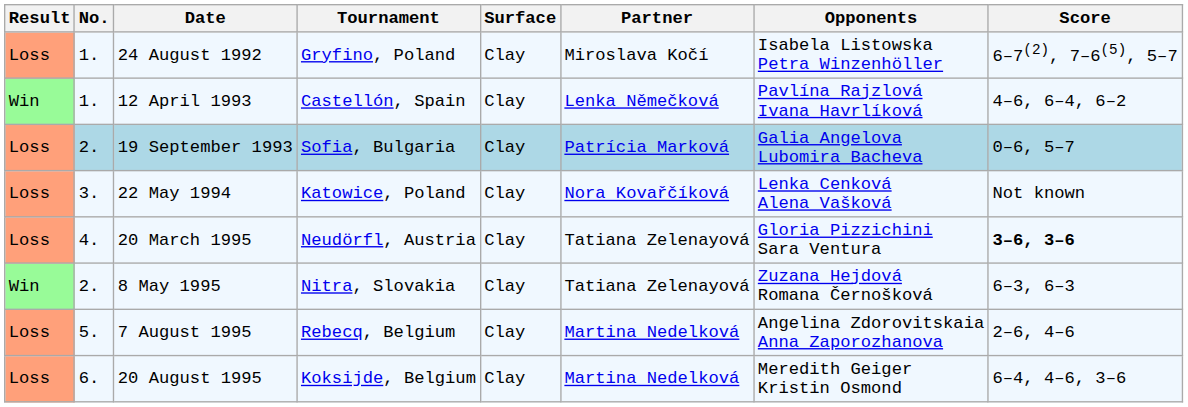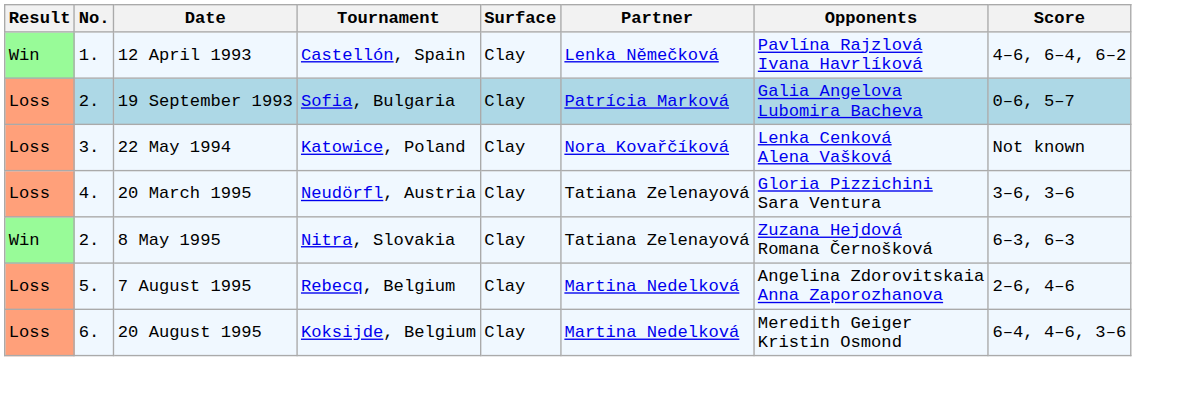- row: (190, 55)
(1034, 240) bold -> (1034, 194) normal
